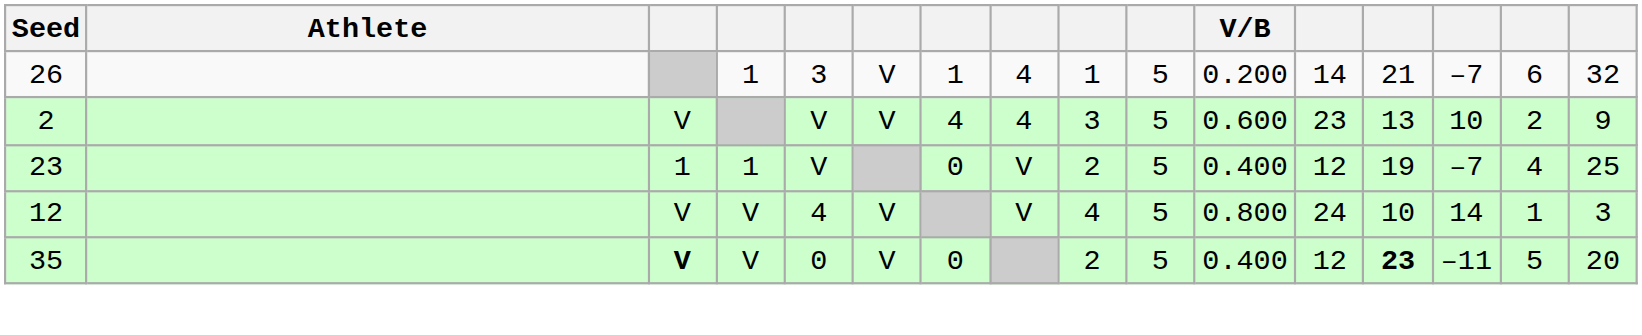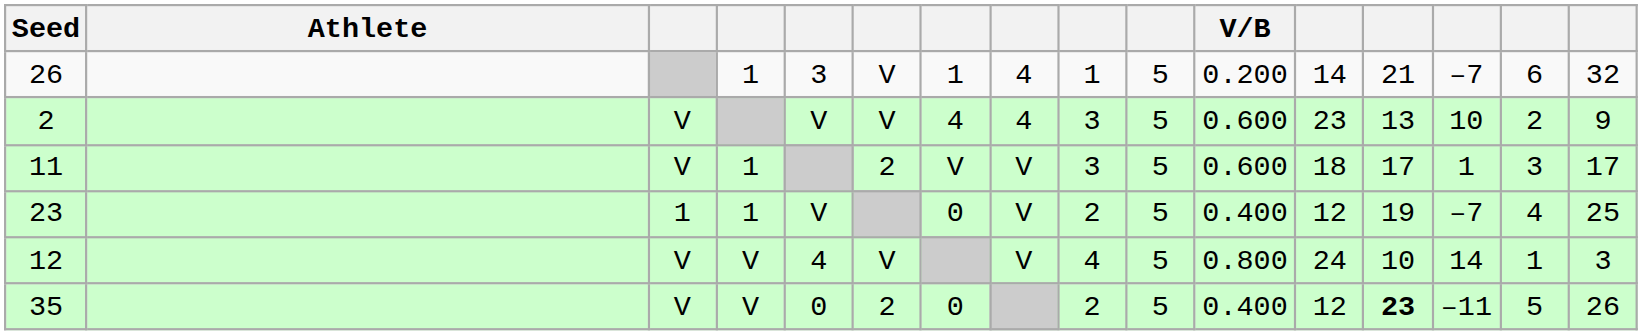+ row: (46, 167)
(682, 260) bold -> (682, 307) normal
(887, 260) V -> (887, 307) 2
(1603, 260) 20 -> (1603, 307) 26
